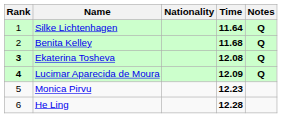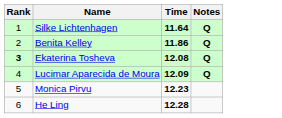- column: (189, 12)
(231, 43) 11.68 -> (176, 43) 11.86
(18, 74) bold -> (18, 74) normal
